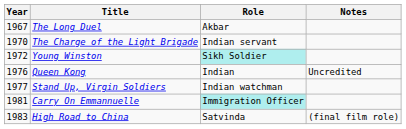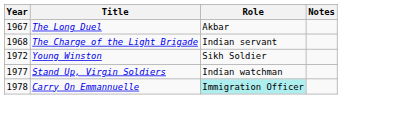(17, 41) 1970 -> (17, 41) 1968
(234, 56) paleturquoise background -> (234, 56) no background
- row: (59, 71)
(17, 101) 1981 -> (17, 86) 1978
- row: (80, 116)
